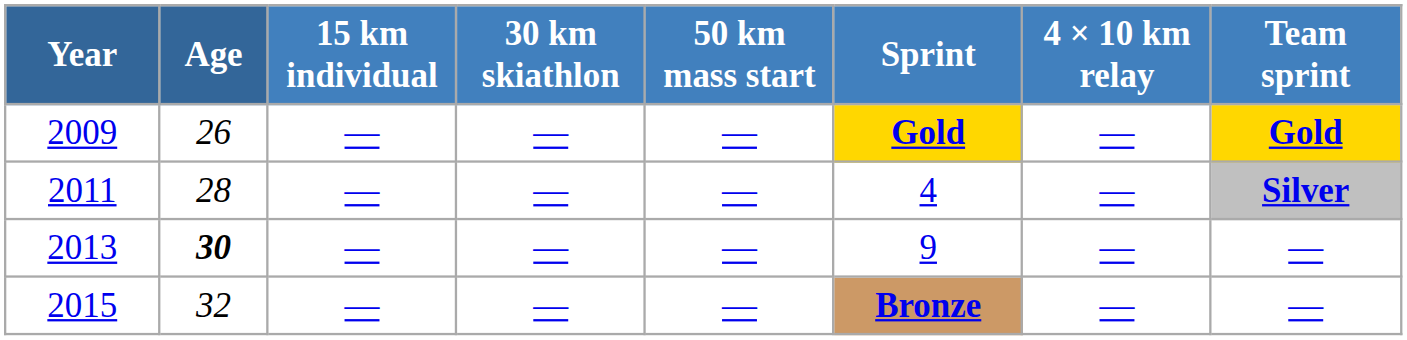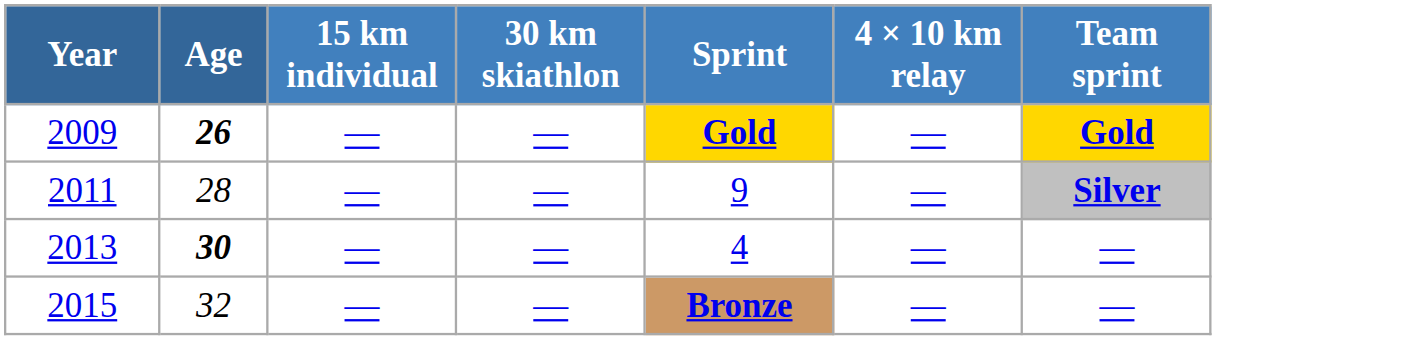- column: (739, 54)
(214, 132) normal -> (214, 132) bold
(928, 190) 4 -> (739, 190) 9
(928, 247) 9 -> (739, 247) 4
